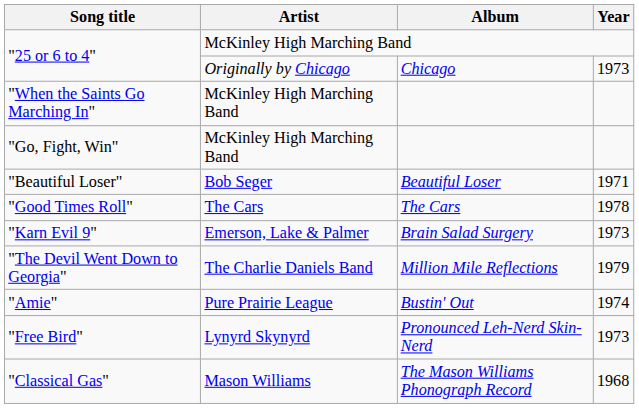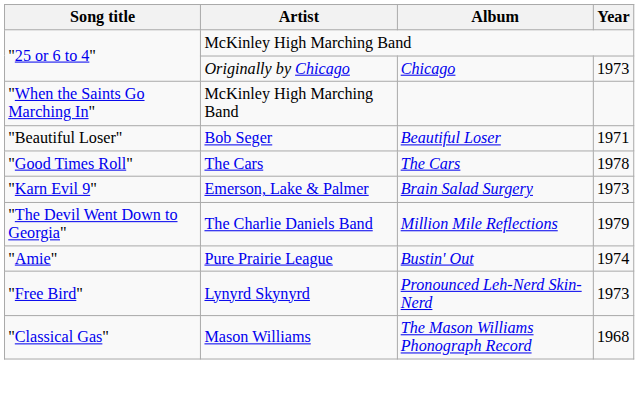- row: (63, 147)
